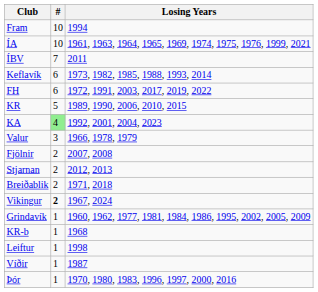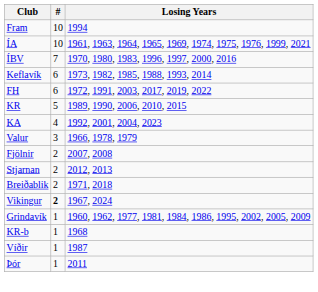(77, 59) 2011 -> (152, 59) 1970, 1980, 1983, 1996, 1997, 2000, 2016
(56, 122) lightgreen background -> (56, 122) no background
- row: (20, 248)
(152, 279) 1970, 1980, 1983, 1996, 1997, 2000, 2016 -> (77, 264) 2011
